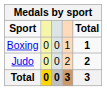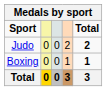rows swapped: (23, 61) <-> (23, 45)
